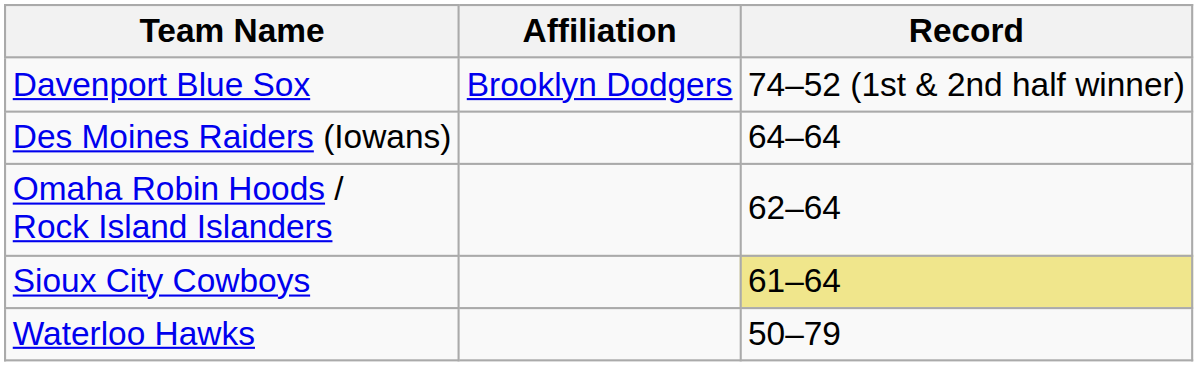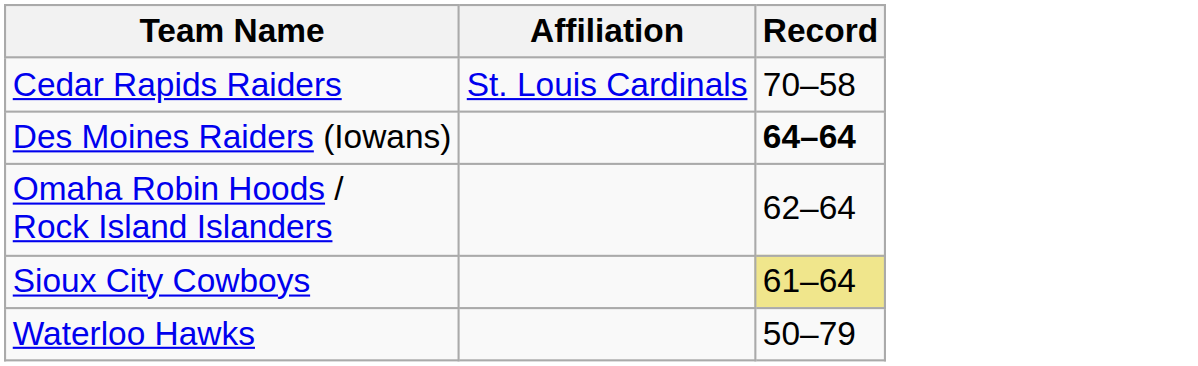- row: (161, 84)
+ row: (177, 84)
(794, 137) normal -> (809, 137) bold
